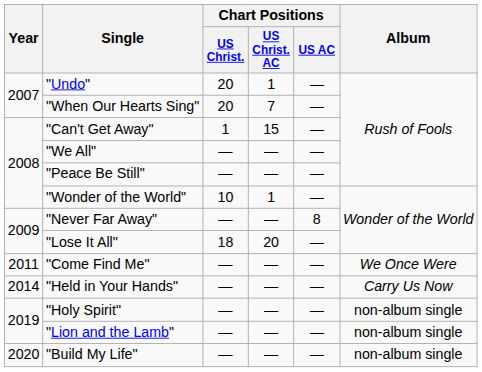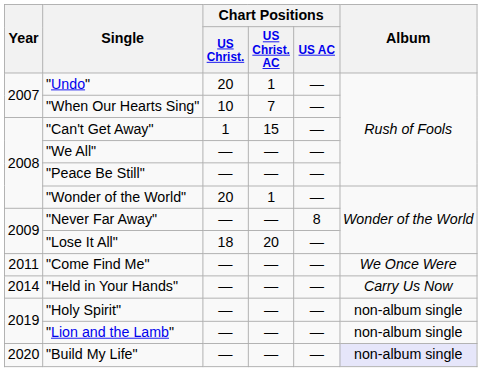(225, 106) 20 -> (225, 106) 10
(225, 196) 10 -> (225, 196) 20
(408, 355) no background -> (408, 355) lavender background
